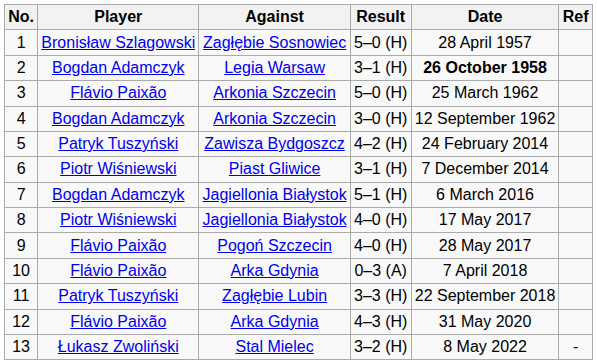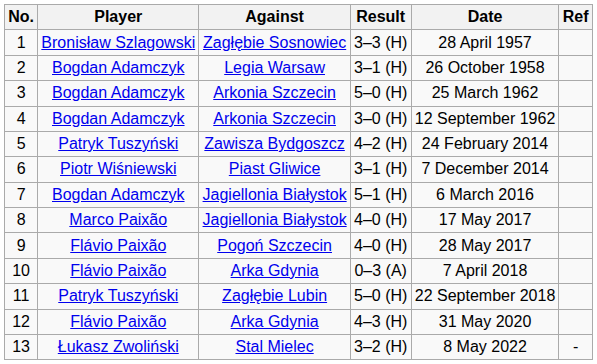(381, 42) 5–0 (H) -> (381, 42) 3–3 (H)
(485, 67) bold -> (485, 67) normal
(118, 93) Flávio Paixão -> (118, 93) Bogdan Adamczyk
(118, 220) Piotr Wiśniewski -> (118, 220) Marco Paixão
(381, 296) 3–3 (H) -> (381, 296) 5–0 (H)
